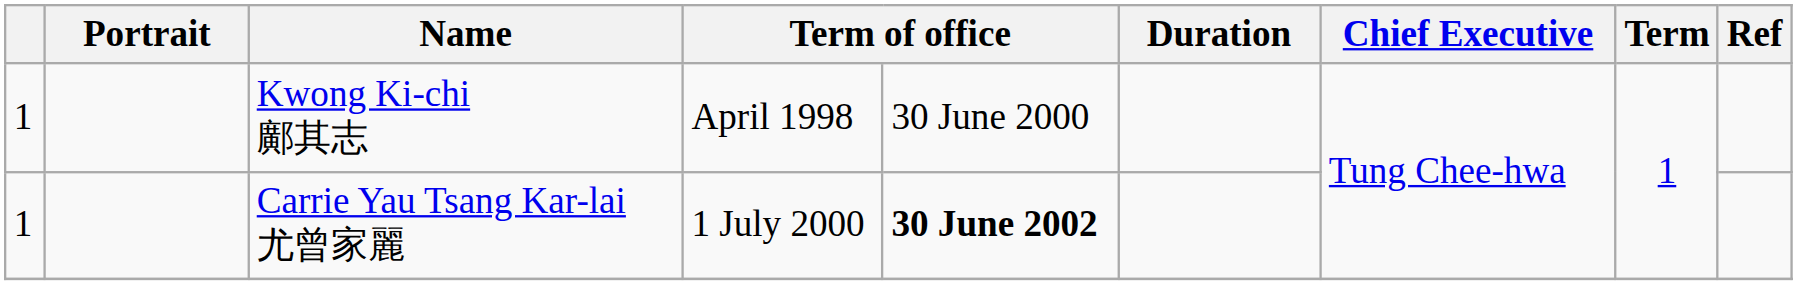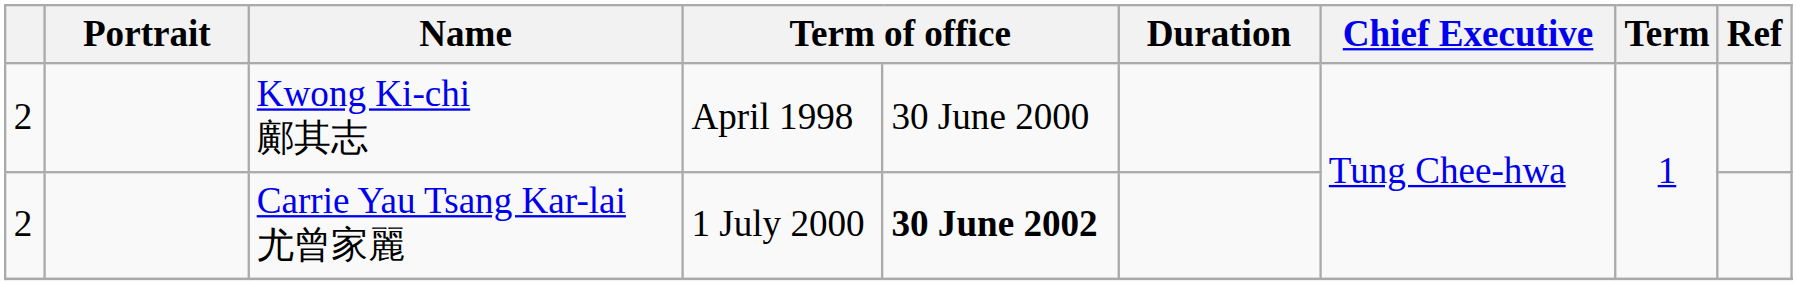(23, 117) 1 -> (23, 117) 2
(23, 224) 1 -> (23, 224) 2
